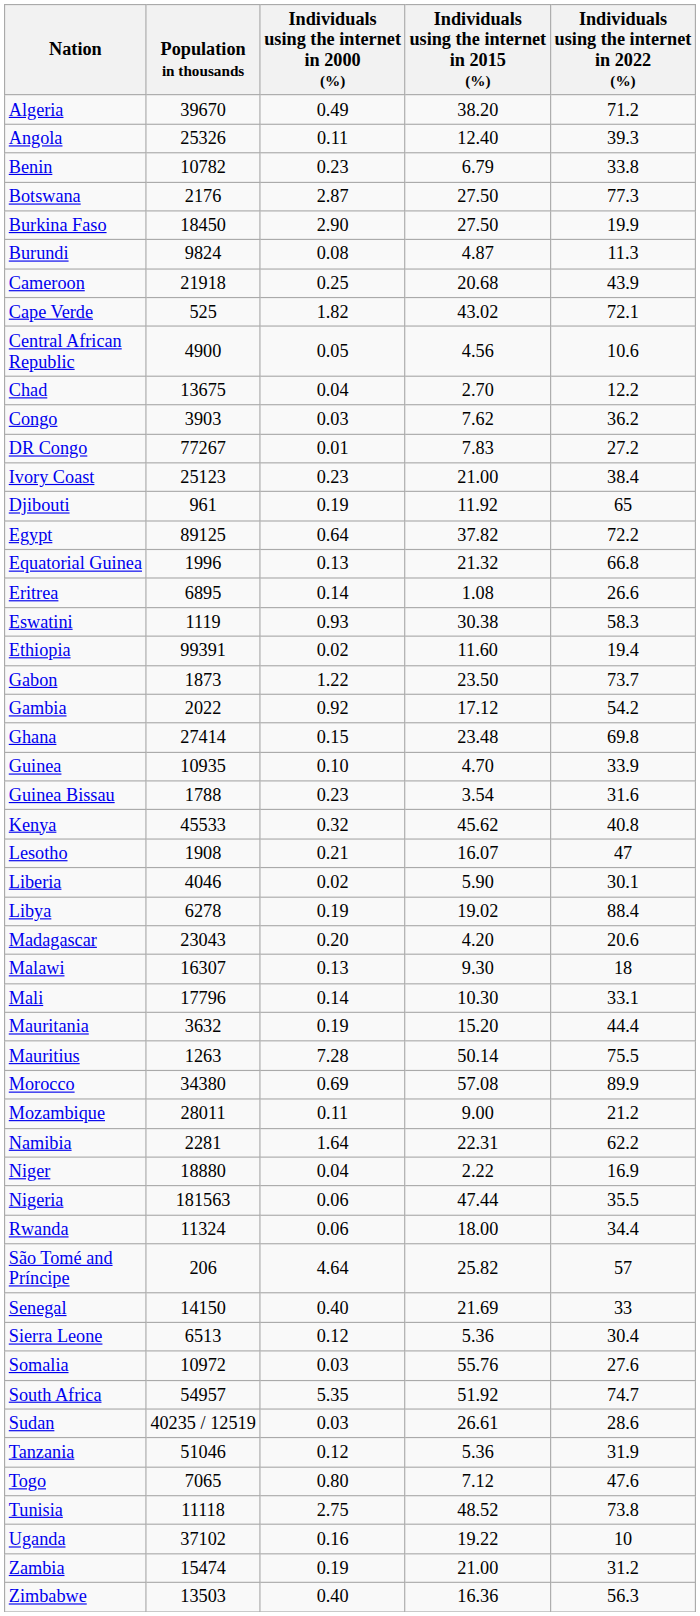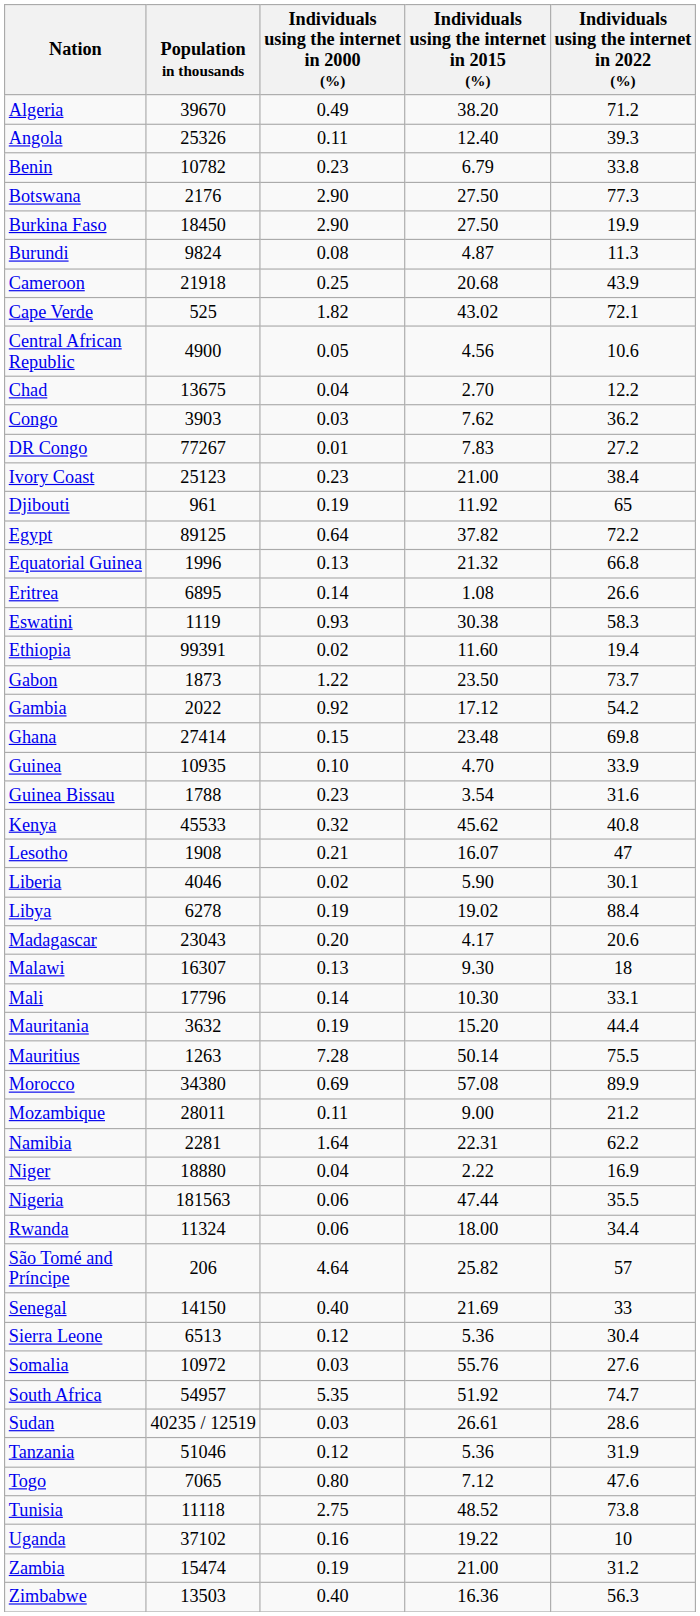(333, 196) 2.87 -> (333, 196) 2.90
(478, 939) 4.20 -> (478, 939) 4.17
